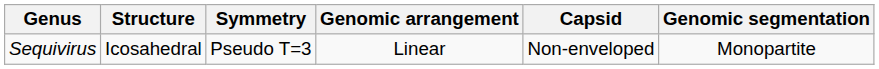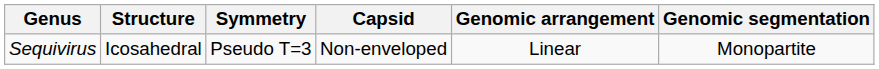columns swapped: (591, 19) <-> (419, 19)
